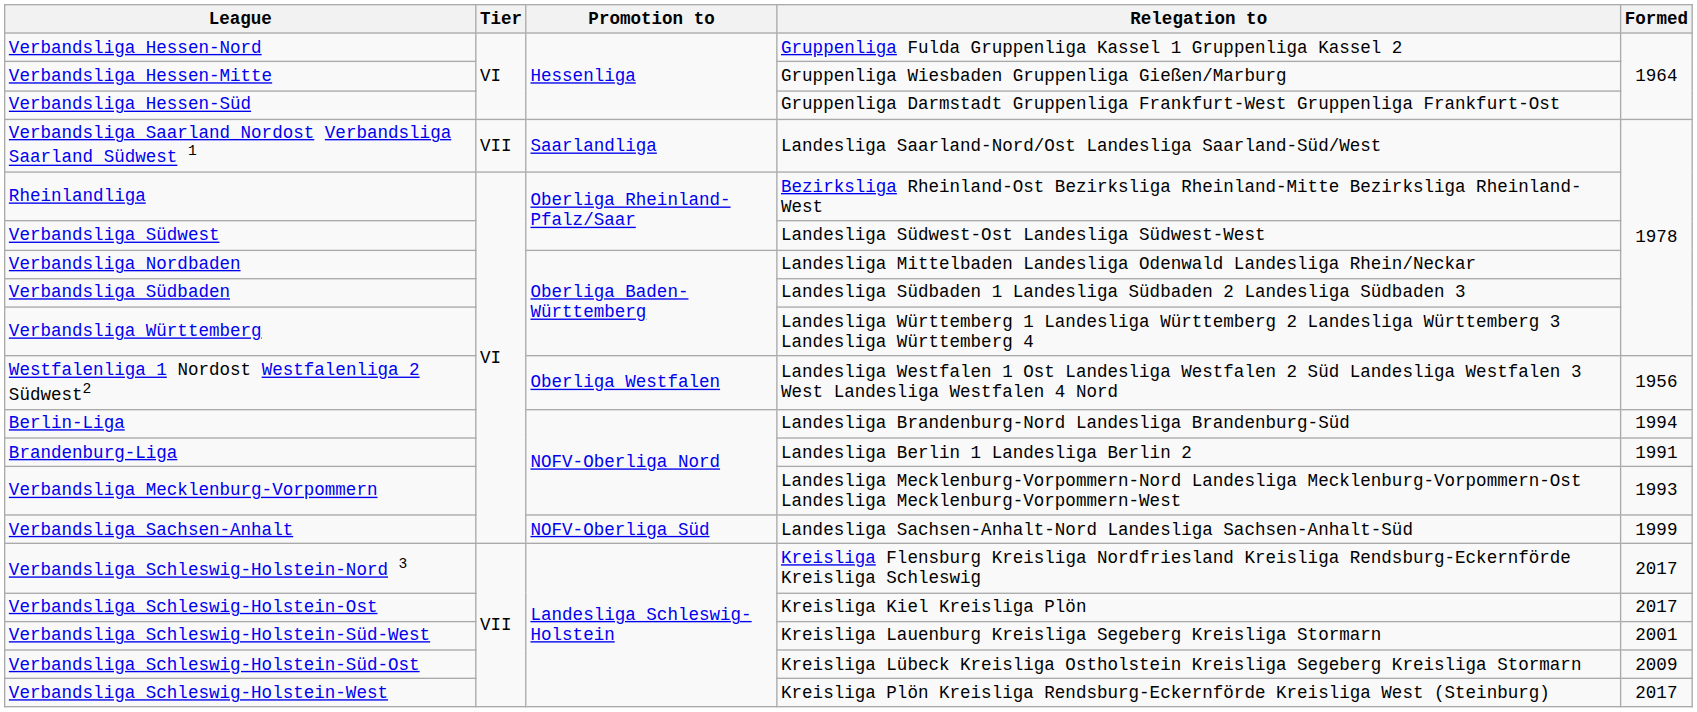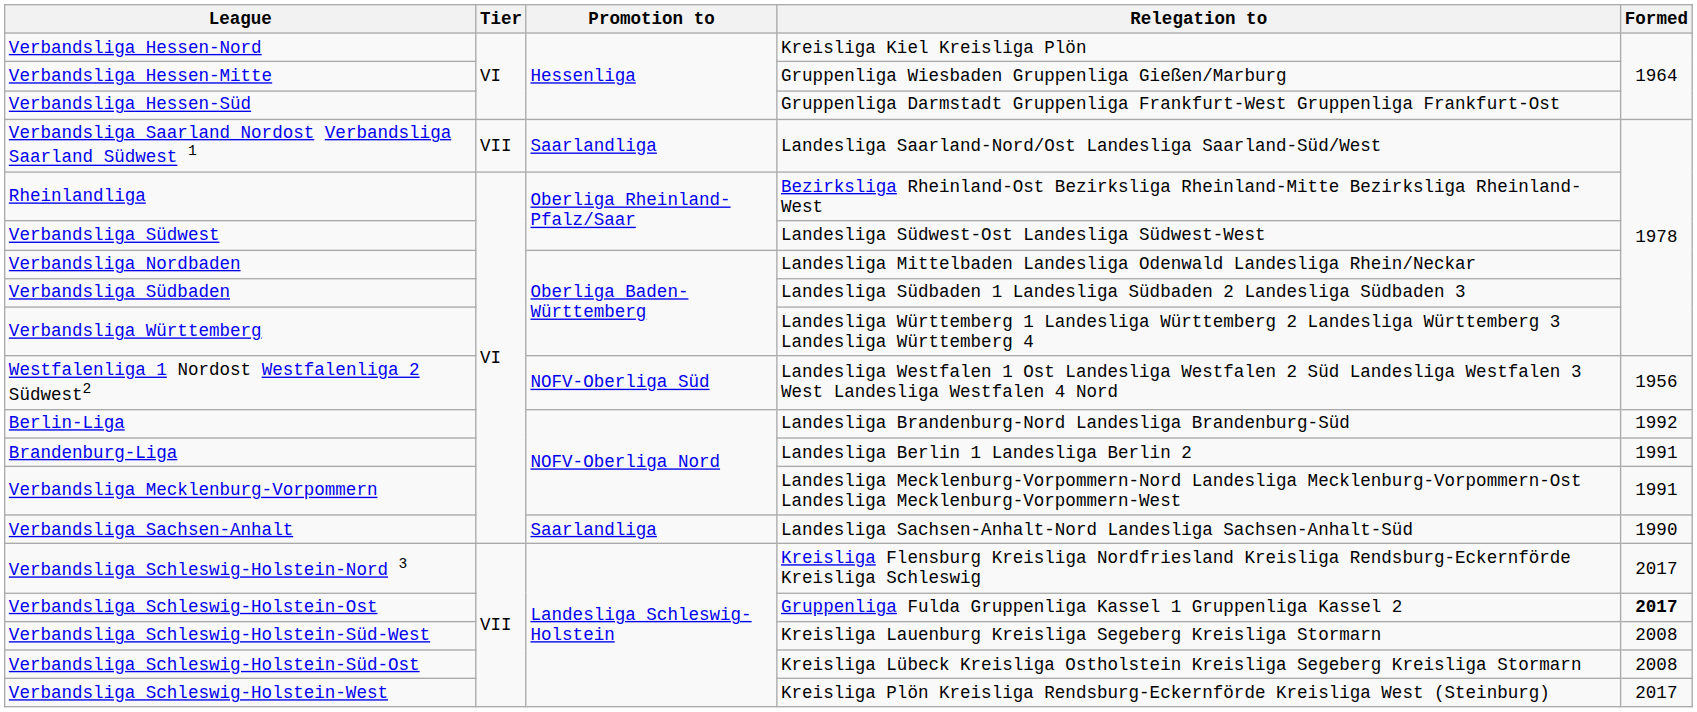(1092, 48) Gruppenliga Fulda Gruppenliga Kassel 1 Gruppenliga Kassel 2 -> (934, 48) Kreisliga Kiel Kreisliga Plön
(625, 383) Oberliga Westfalen -> (620, 383) NOFV-Oberliga Süd
(1656, 424) 1994 -> (1656, 424) 1992
(1656, 491) 1993 -> (1656, 491) 1991
(620, 530) NOFV-Oberliga Süd -> (594, 530) Saarlandliga
(1656, 530) 1999 -> (1656, 530) 1990
(934, 607) Kreisliga Kiel Kreisliga Plön -> (1092, 607) Gruppenliga Fulda Gruppenliga Kassel 1 Gruppenliga Kassel 2
(1656, 607) normal -> (1656, 607) bold
(1656, 636) 2001 -> (1656, 636) 2008
(1656, 664) 2009 -> (1656, 664) 2008
